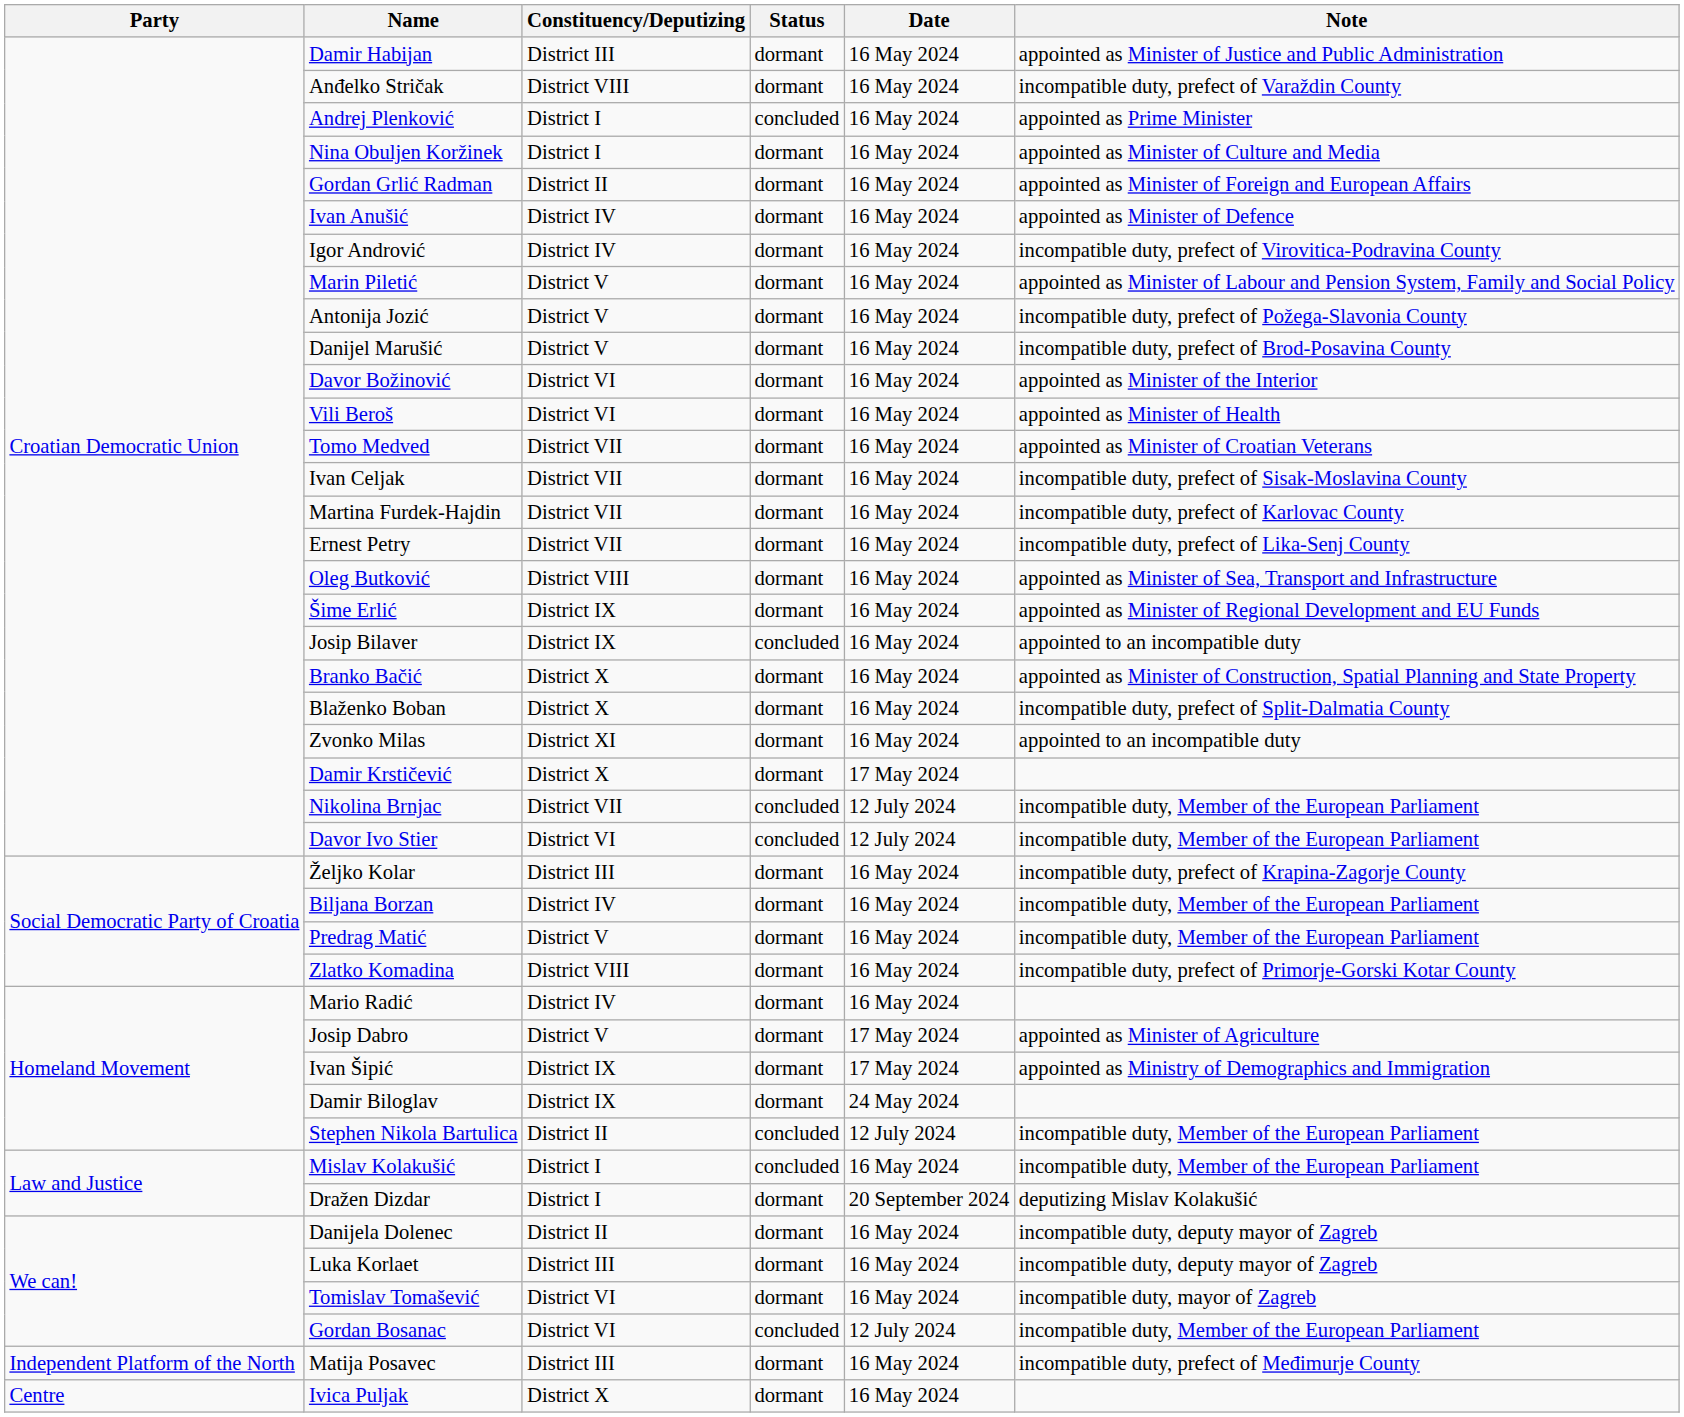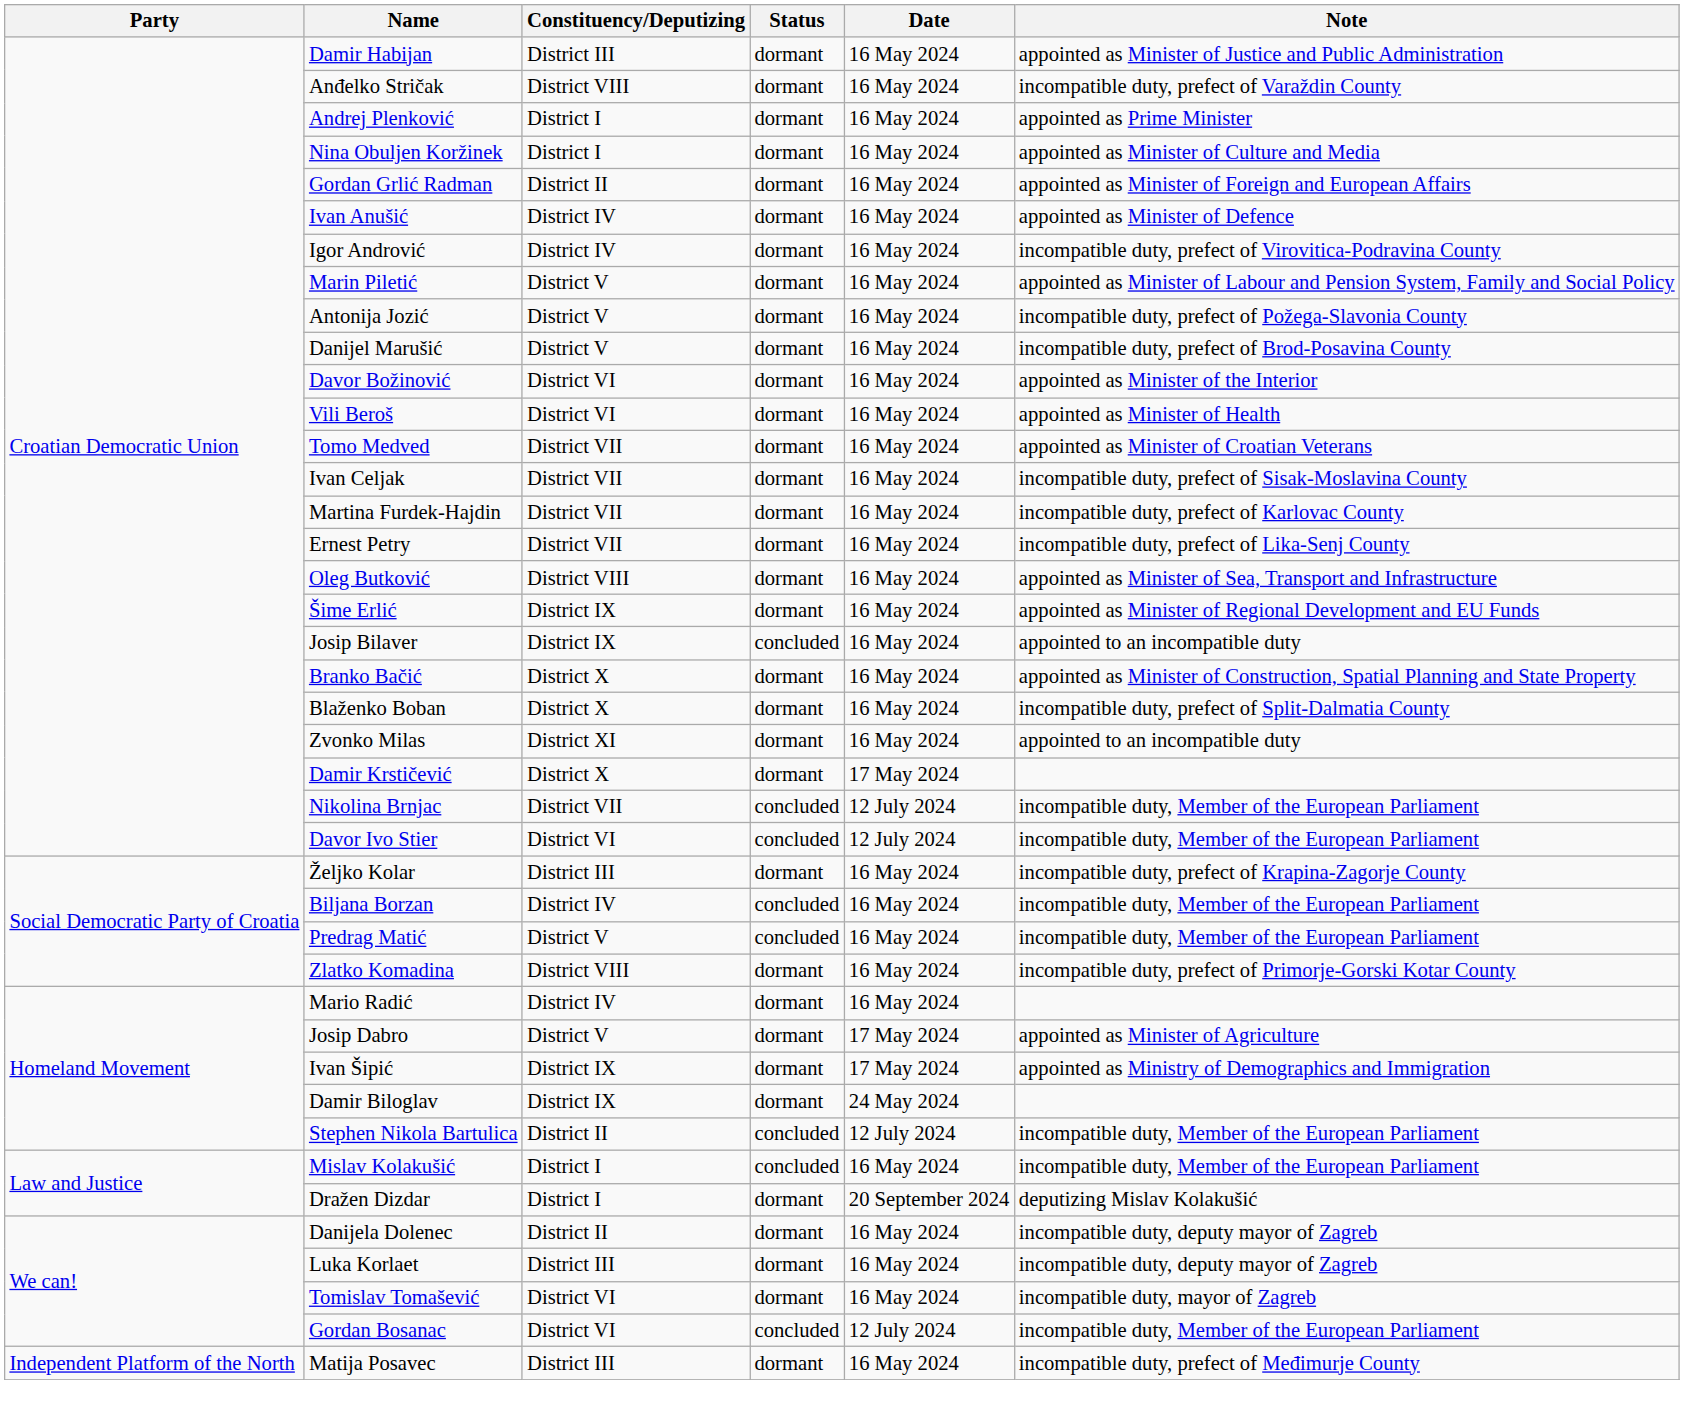(797, 119) concluded -> (789, 119) dormant
(789, 904) dormant -> (797, 904) concluded
(789, 937) dormant -> (797, 937) concluded
- row: (359, 1395)
